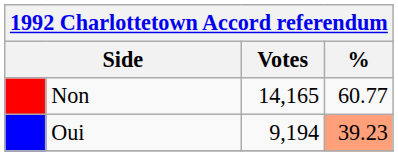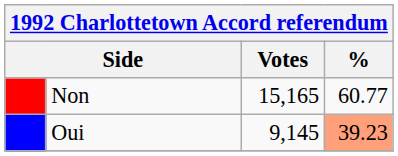(289, 96) 14,165 -> (289, 96) 15,165
(294, 132) 9,194 -> (294, 132) 9,145
